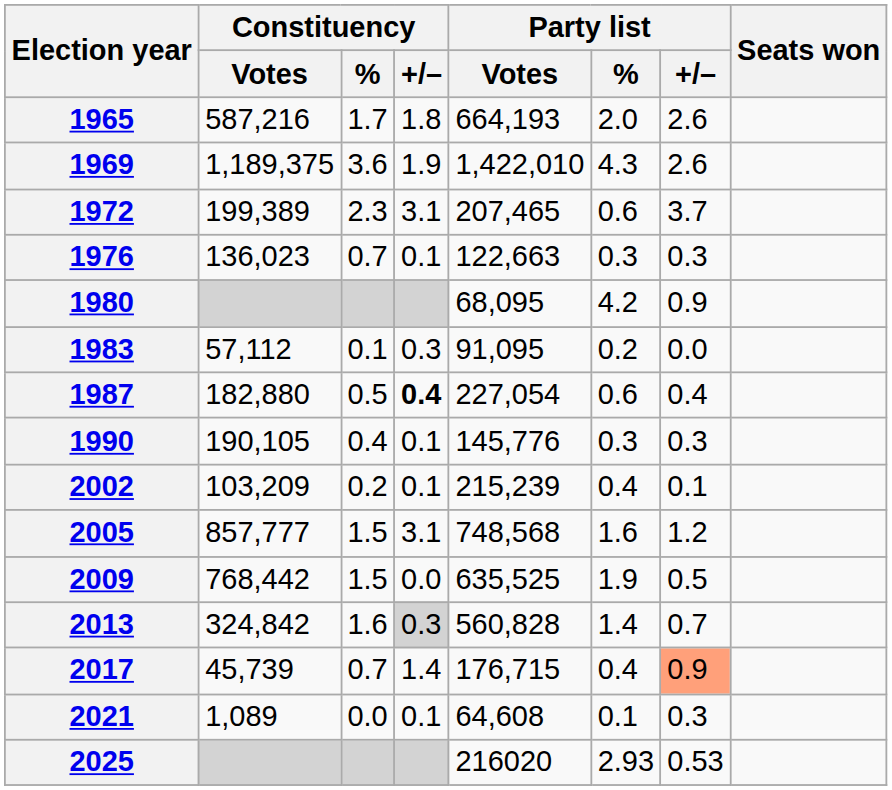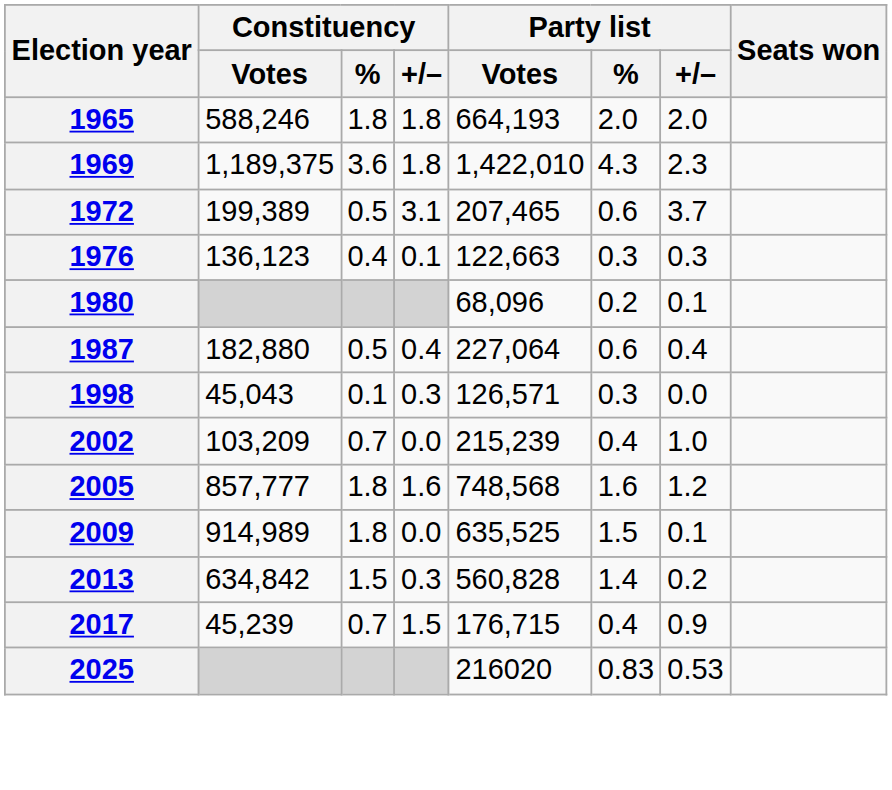(258, 119) 587,216 -> (258, 119) 588,246
(368, 119) 1.7 -> (368, 119) 1.8
(688, 119) 2.6 -> (688, 119) 2.0
(421, 165) 1.9 -> (421, 165) 1.8
(688, 165) 2.6 -> (688, 165) 2.3
(368, 211) 2.3 -> (368, 211) 0.5
(258, 257) 136,023 -> (258, 257) 136,123
(368, 257) 0.7 -> (368, 257) 0.4
(500, 303) 68,095 -> (500, 303) 68,096
(618, 303) 4.2 -> (618, 303) 0.2
(688, 303) 0.9 -> (688, 303) 0.1
- row: (102, 348)
(421, 394) bold -> (421, 348) normal
(508, 394) 227,054 -> (508, 348) 227,064
- row: (102, 440)
+ row: (102, 394)
(368, 486) 0.2 -> (368, 440) 0.7
(421, 486) 0.1 -> (421, 440) 0.0
(688, 486) 0.1 -> (688, 440) 1.0
(368, 532) 1.5 -> (368, 486) 1.8
(421, 532) 3.1 -> (421, 486) 1.6
(258, 578) 768,442 -> (258, 532) 914,989
(368, 578) 1.5 -> (368, 532) 1.8
(618, 578) 1.9 -> (618, 532) 1.5
(688, 578) 0.5 -> (688, 532) 0.1
(258, 624) 324,842 -> (258, 578) 634,842
(368, 624) 1.6 -> (368, 578) 1.5
(421, 624) lightgrey background -> (421, 578) no background
(688, 624) 0.7 -> (688, 578) 0.2
(250, 670) 45,739 -> (250, 624) 45,239
(421, 670) 1.4 -> (421, 624) 1.5
(688, 670) lightsalmon background -> (688, 624) no background
- row: (102, 716)
(626, 762) 2.93 -> (626, 670) 0.83
